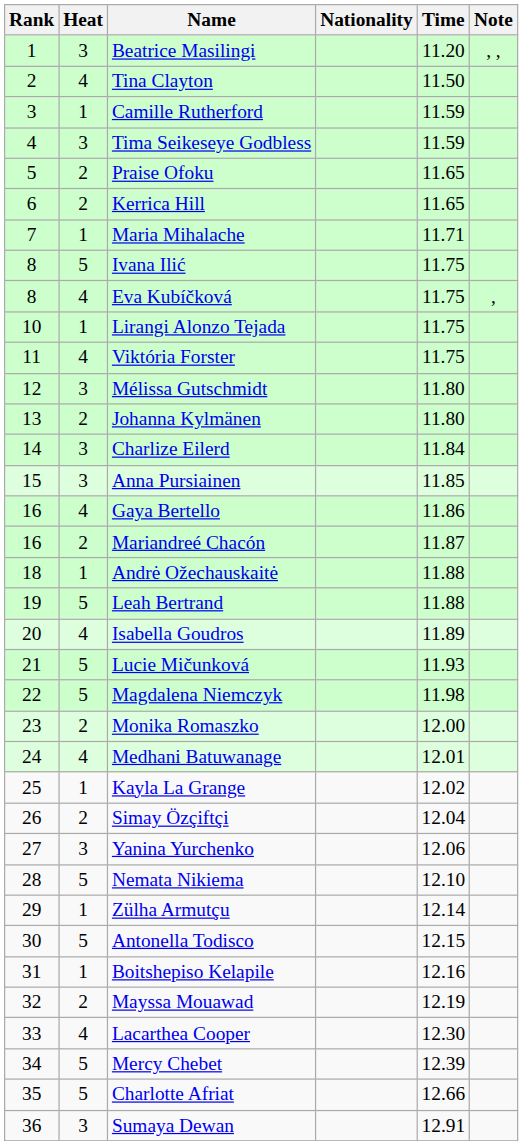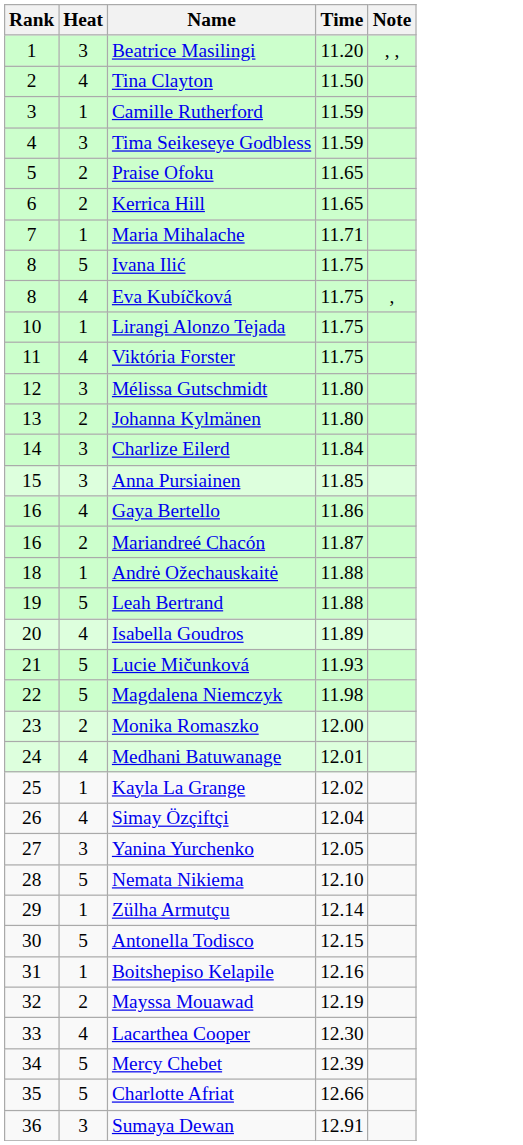- column: (366, 19)
(83, 818) 2 -> (83, 818) 4
(443, 848) 12.06 -> (342, 848) 12.05
